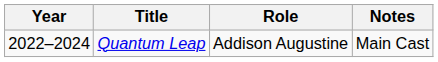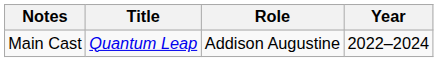columns swapped: (49, 17) <-> (392, 17)
